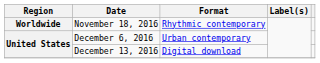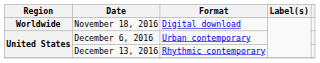(214, 24) Rhythmic contemporary -> (201, 24) Digital download
(201, 51) Digital download -> (214, 51) Rhythmic contemporary
